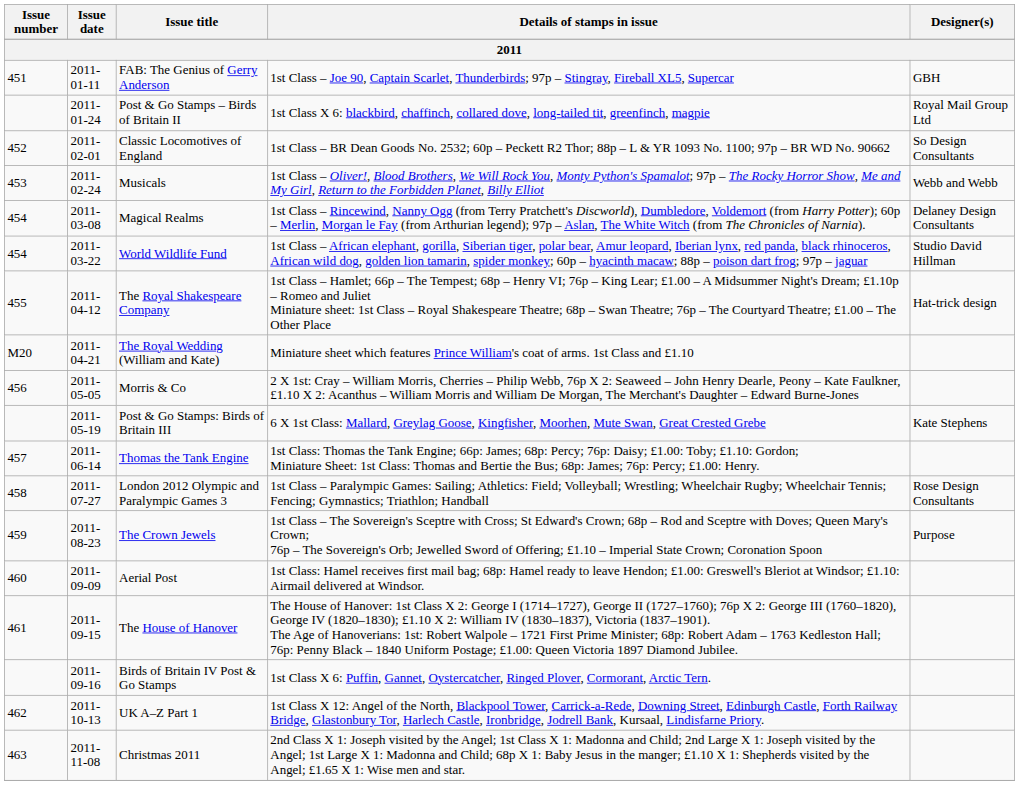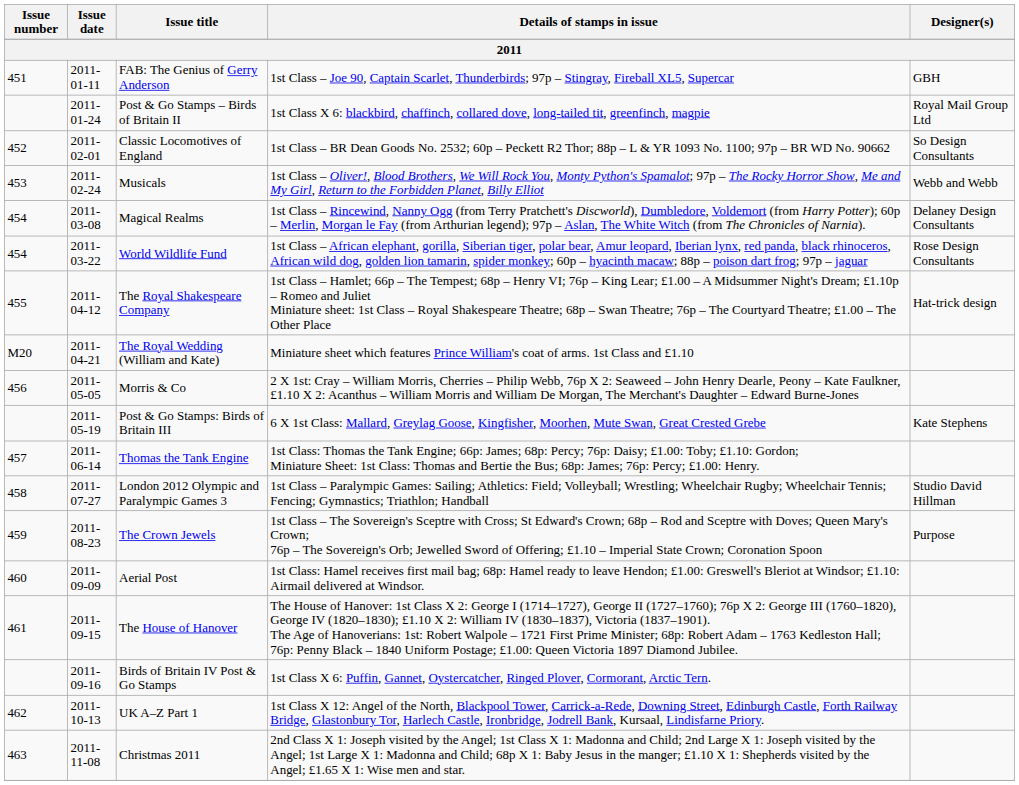(947, 253) Studio David Hillman -> (946, 253) Rose Design Consultants
(946, 493) Rose Design Consultants -> (947, 493) Studio David Hillman
